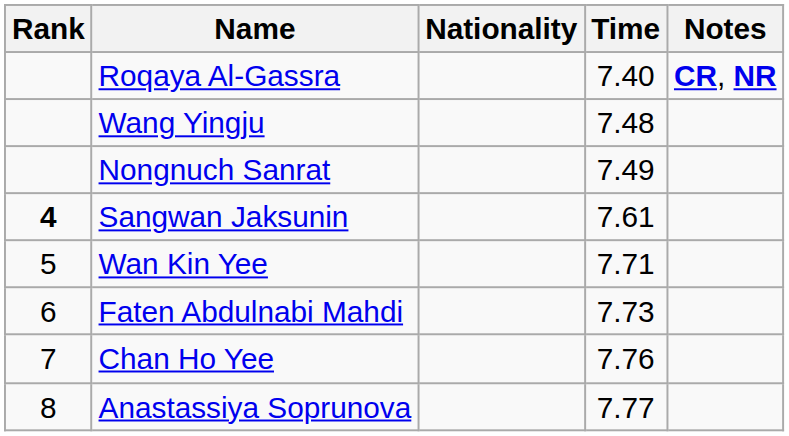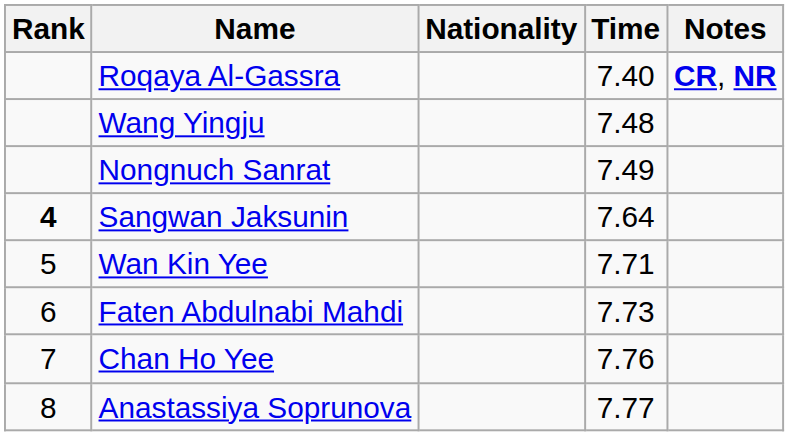(626, 217) 7.61 -> (626, 217) 7.64
